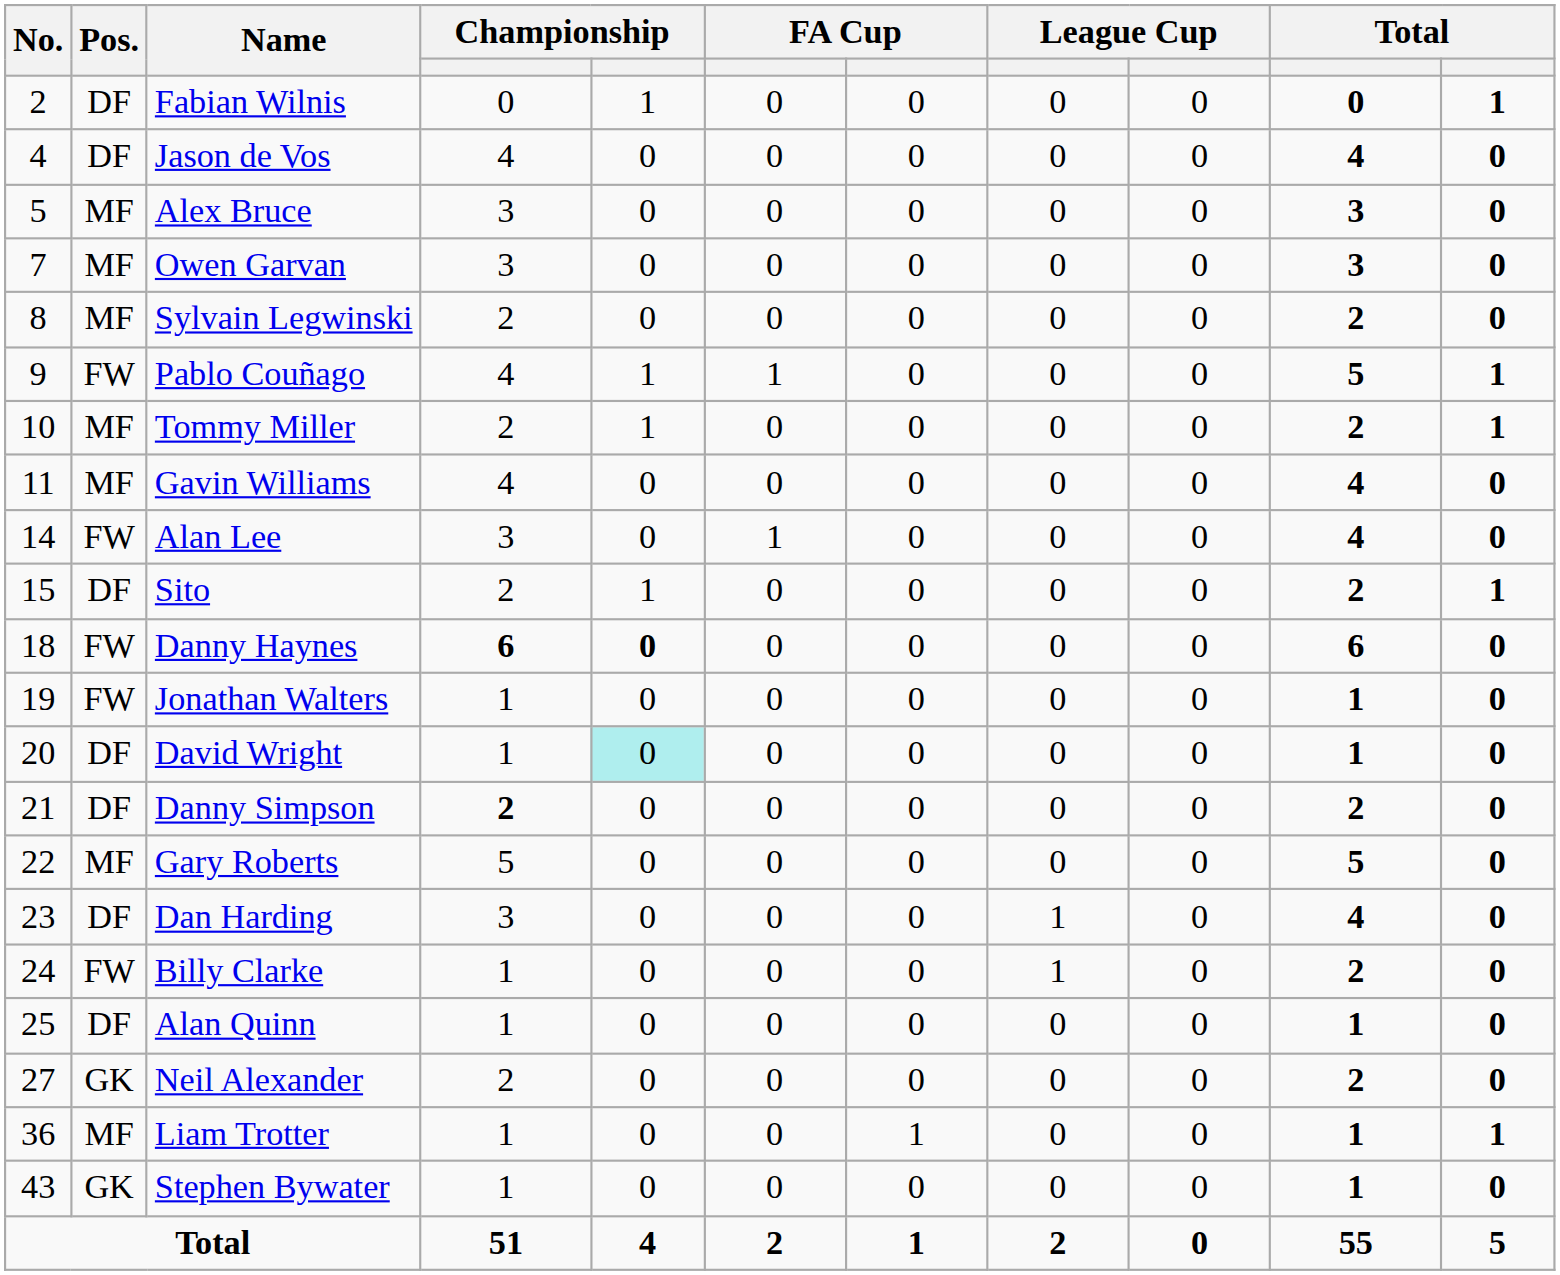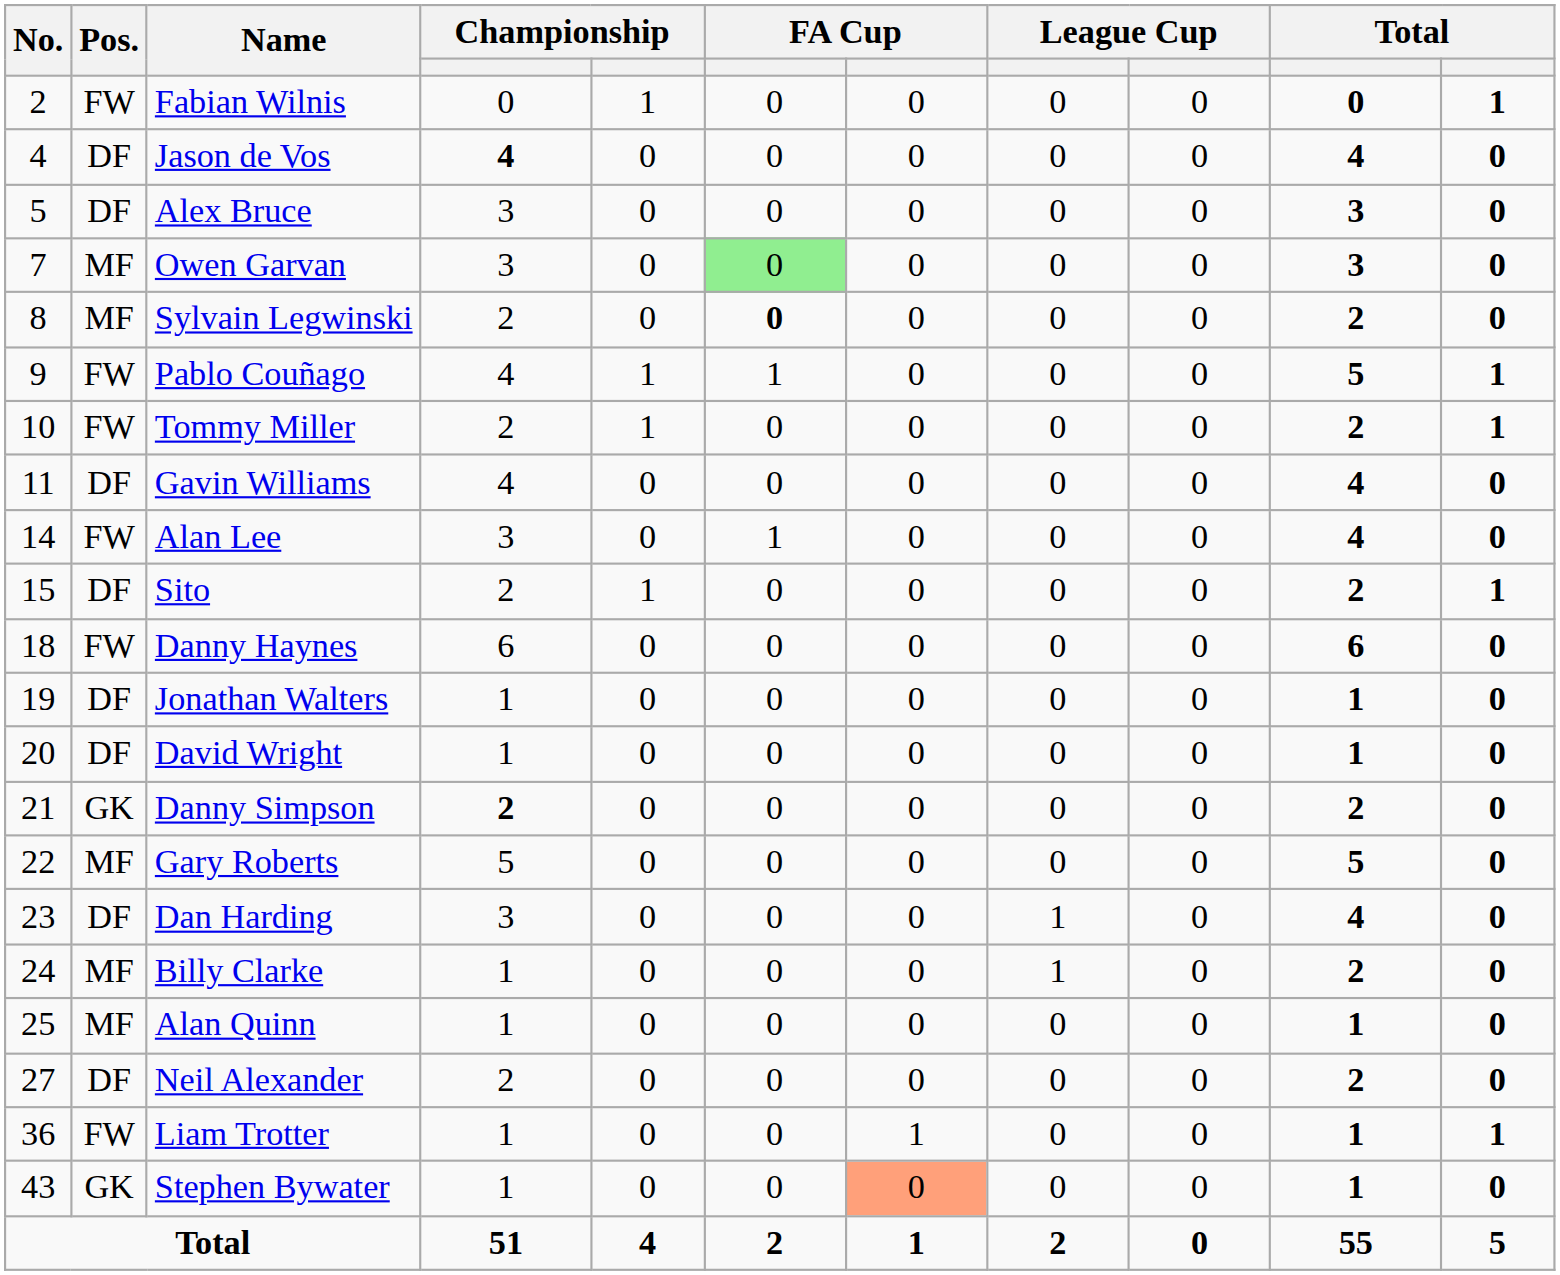(109, 101) DF -> (109, 101) FW
(506, 156) normal -> (506, 156) bold
(109, 210) MF -> (109, 210) DF
(775, 264) no background -> (775, 264) lightgreen background
(775, 318) normal -> (775, 318) bold
(109, 427) MF -> (109, 427) FW
(109, 481) MF -> (109, 481) DF
(506, 644) bold -> (506, 644) normal
(648, 644) bold -> (648, 644) normal
(109, 699) FW -> (109, 699) DF
(648, 753) paleturquoise background -> (648, 753) no background
(109, 807) DF -> (109, 807) GK
(109, 970) FW -> (109, 970) MF
(109, 1024) DF -> (109, 1024) MF
(109, 1079) GK -> (109, 1079) DF
(109, 1133) MF -> (109, 1133) FW
(916, 1187) no background -> (916, 1187) lightsalmon background
